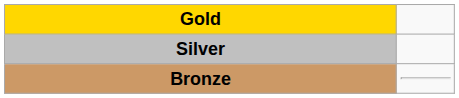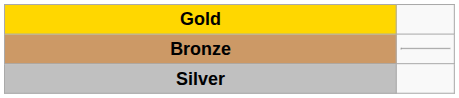rows swapped: (201, 48) <-> (201, 78)
